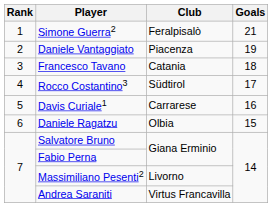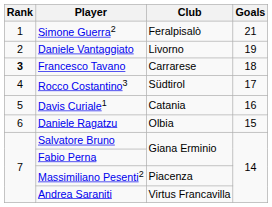(171, 49) Piacenza -> (166, 49) Livorno
(20, 66) normal -> (20, 66) bold
(167, 66) Catania -> (172, 66) Carrarese
(172, 105) Carrarese -> (167, 105) Catania
(166, 176) Livorno -> (171, 176) Piacenza
